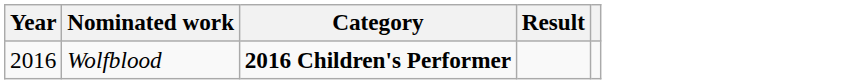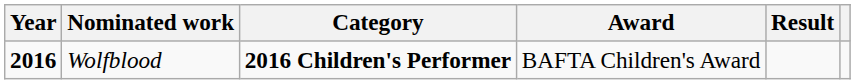+ column: (641, 22)
(33, 59) normal -> (33, 59) bold
